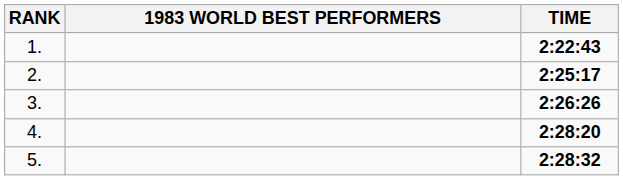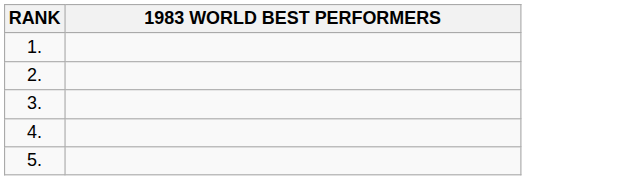- column: (570, 18)
